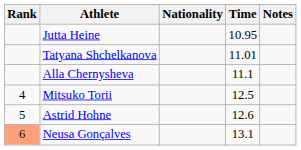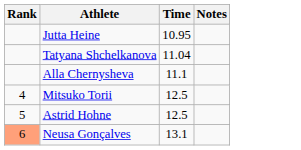- column: (193, 14)
(243, 54) 11.01 -> (177, 54) 11.04
(243, 114) 12.6 -> (177, 114) 12.5
